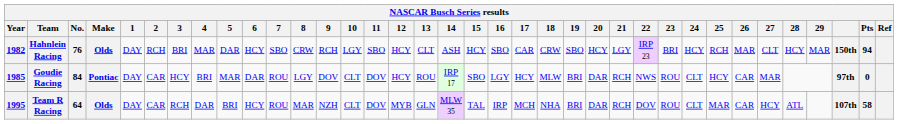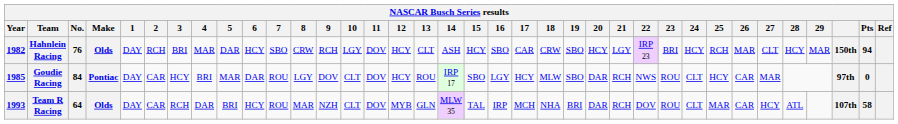(376, 50) SBO -> (376, 50) DOV
(575, 77) BRI -> (575, 77) SBO
(16, 105) 1995 -> (16, 105) 1993
